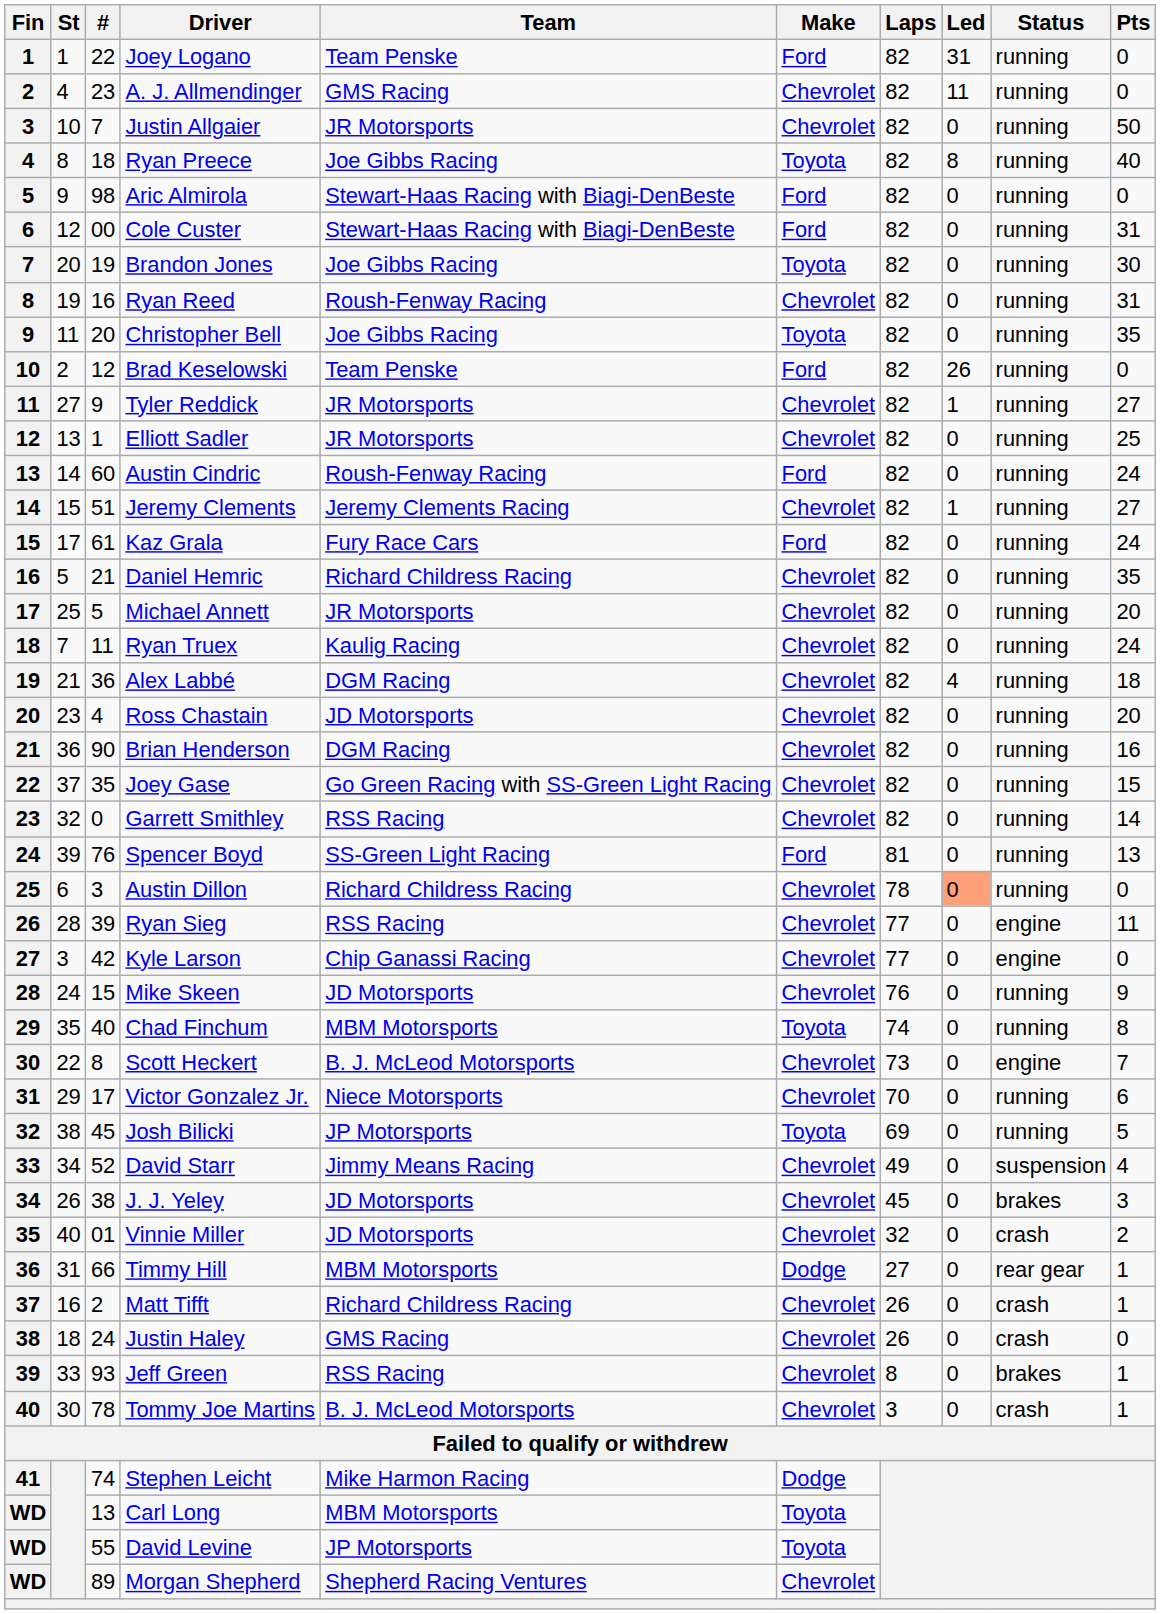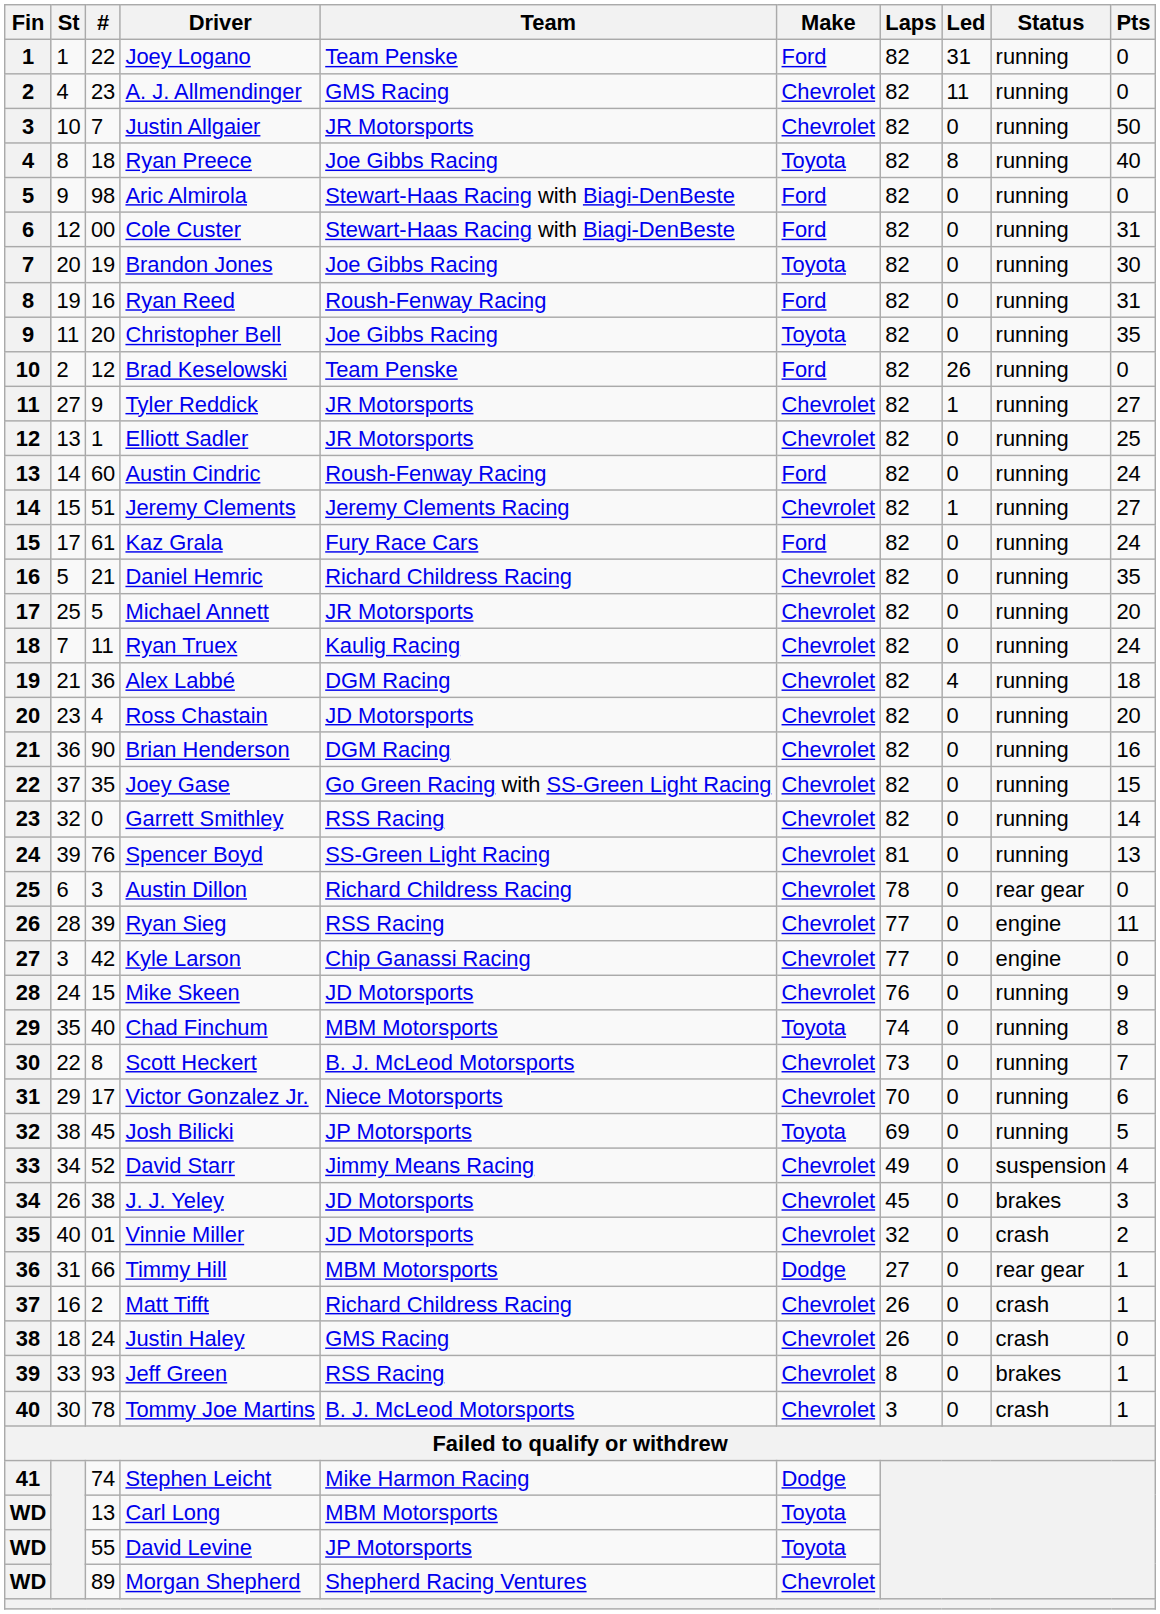(828, 299) Chevrolet -> (804, 299) Ford
(804, 854) Ford -> (828, 854) Chevrolet
(953, 888) lightsalmon background -> (953, 888) no background
(1032, 888) running -> (1040, 888) rear gear
(1028, 1062) engine -> (1032, 1062) running
